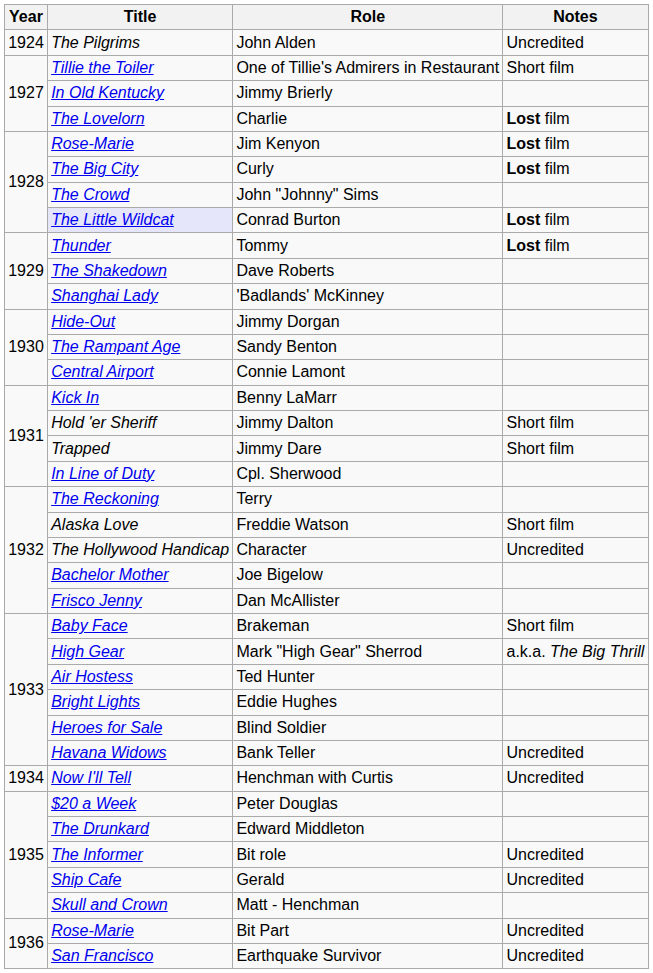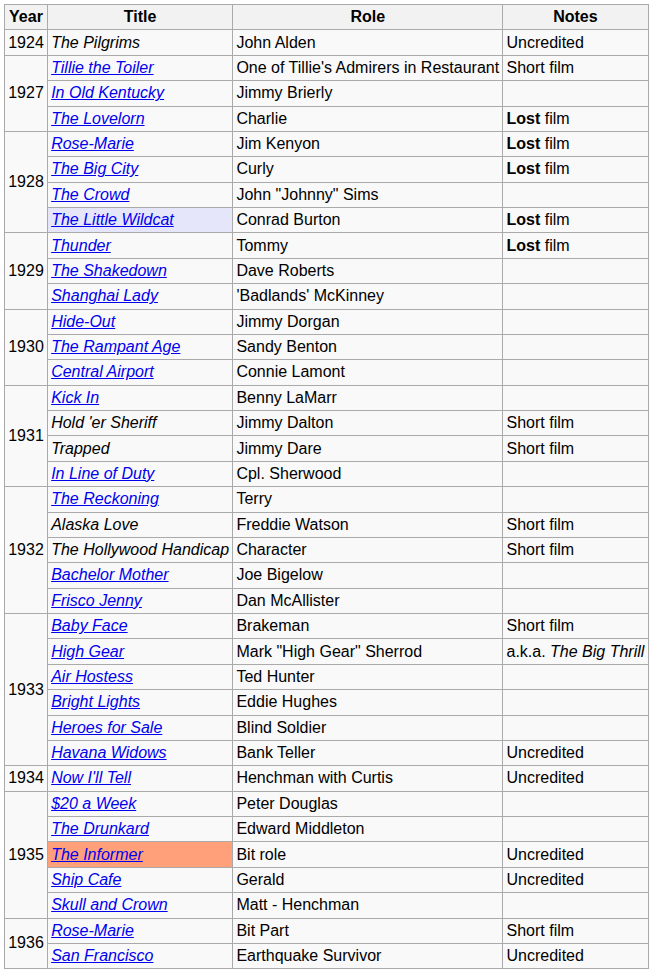(545, 550) Uncredited -> (540, 550) Short film
(97, 854) no background -> (97, 854) lightsalmon background
(545, 930) Uncredited -> (540, 930) Short film
